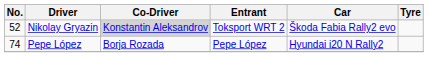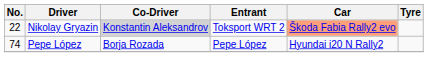(15, 28) 52 -> (15, 28) 22
(342, 28) no background -> (342, 28) lightsalmon background
